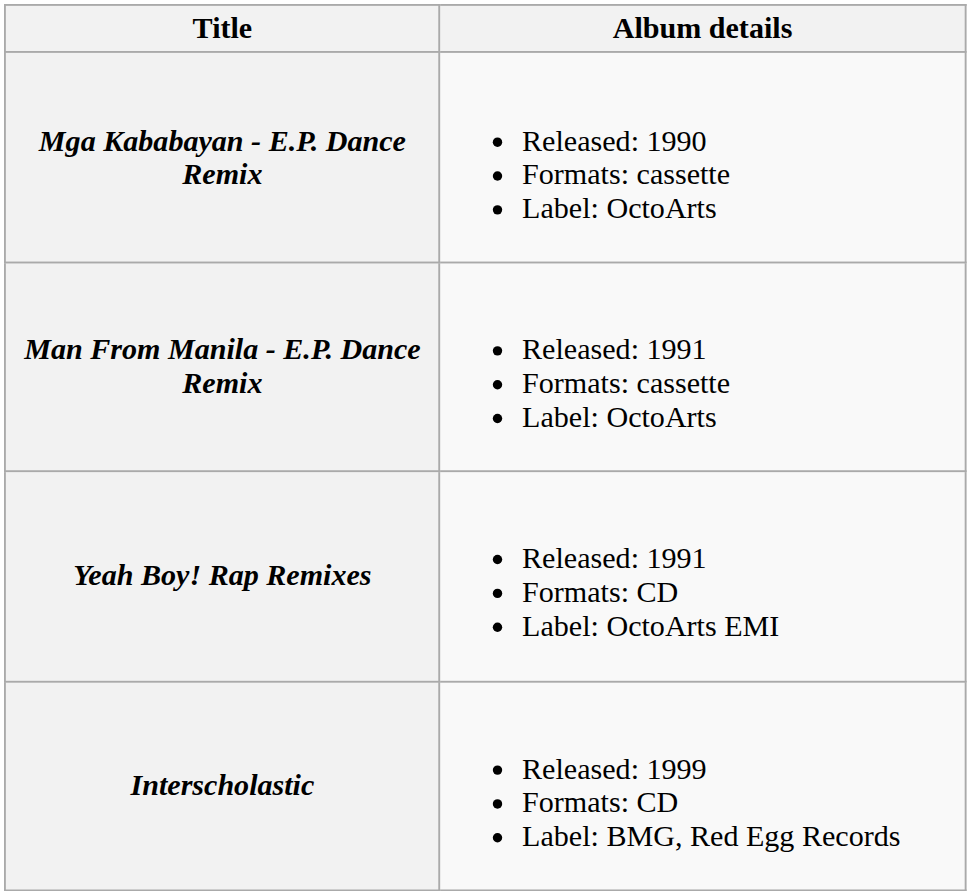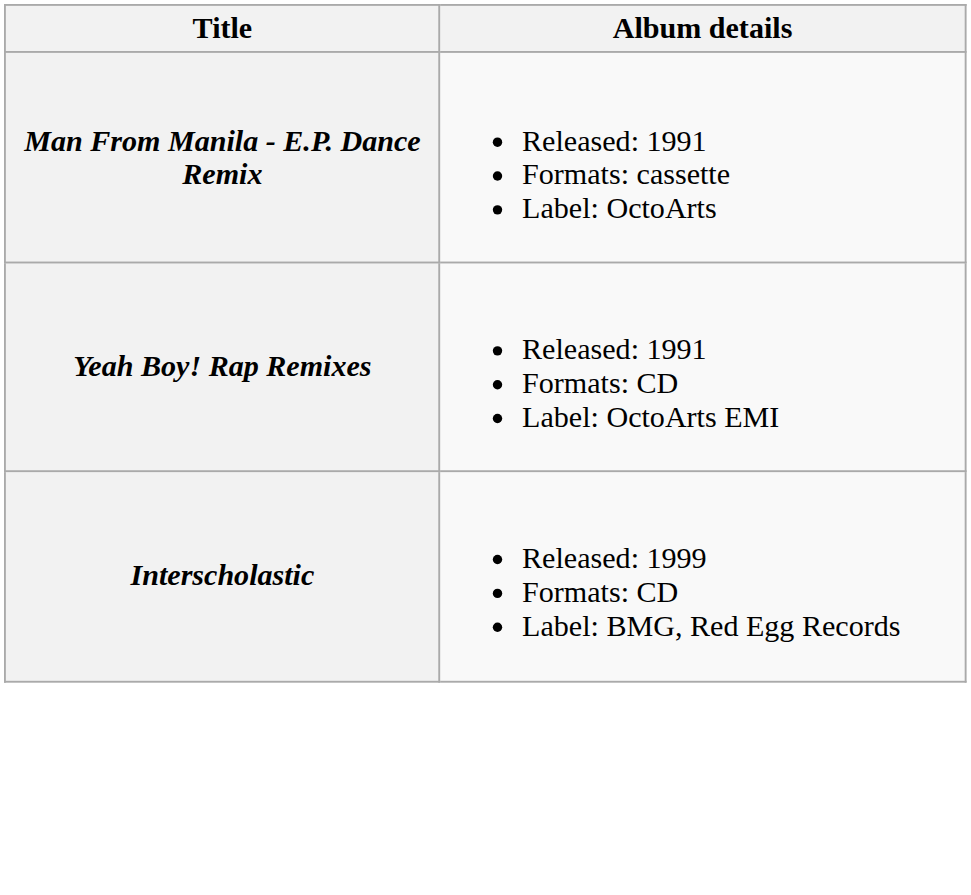- row: (222, 156)
